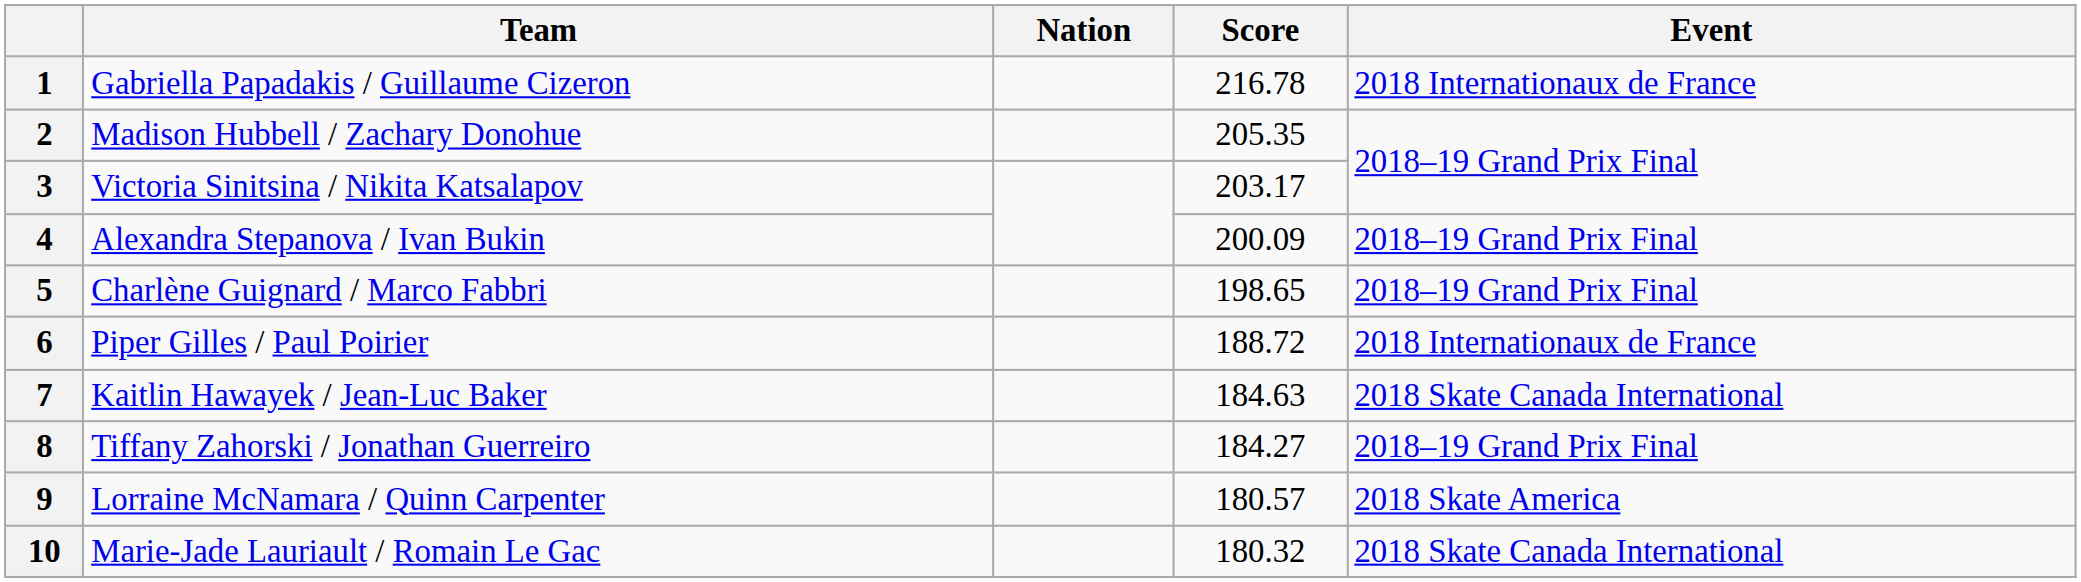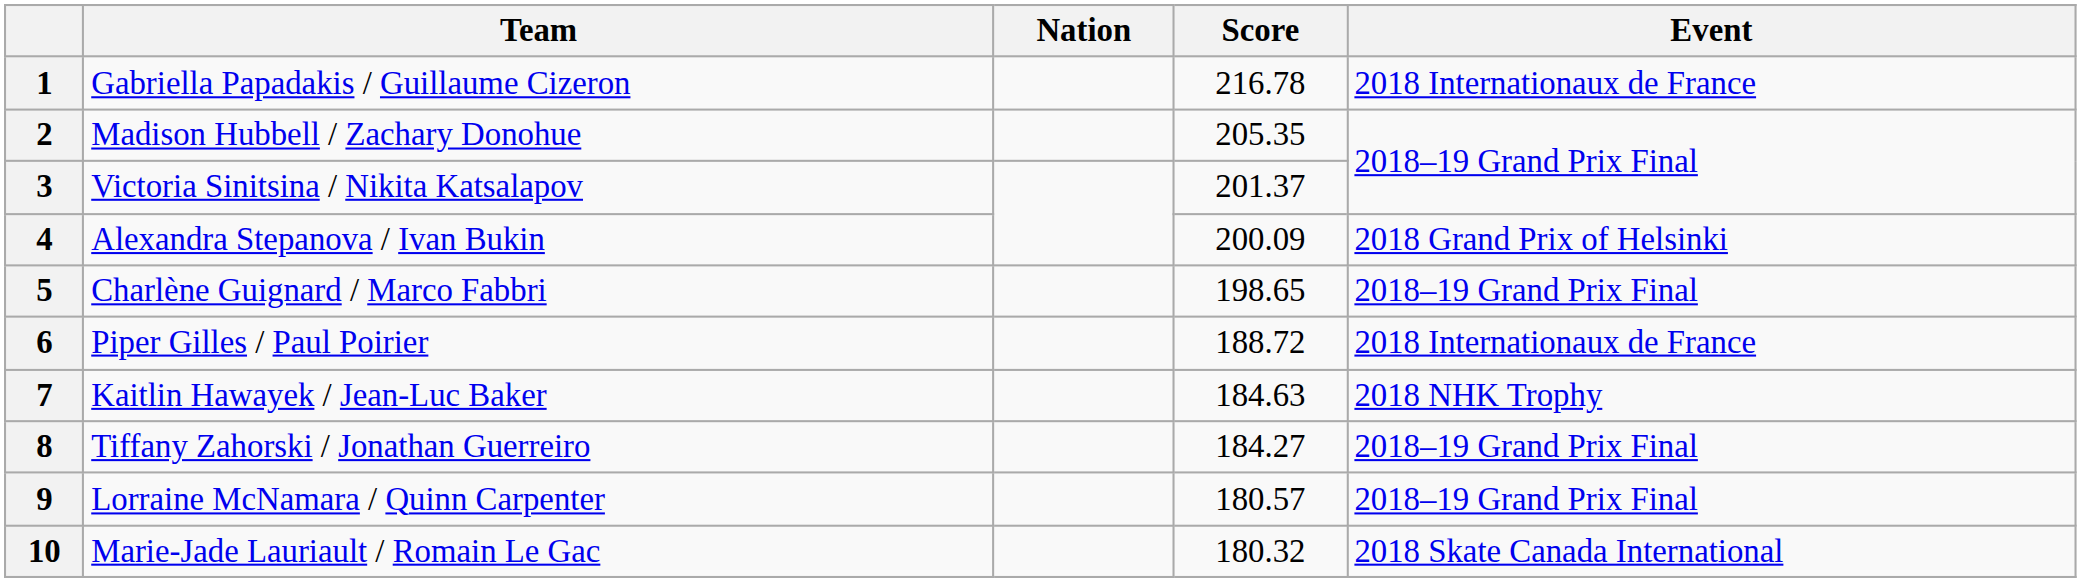(1260, 186) 203.17 -> (1260, 186) 201.37
(1526, 238) 2018–19 Grand Prix Final -> (1541, 238) 2018 Grand Prix of Helsinki
(1569, 394) 2018 Skate Canada International -> (1478, 394) 2018 NHK Trophy
(1487, 498) 2018 Skate America -> (1526, 498) 2018–19 Grand Prix Final
